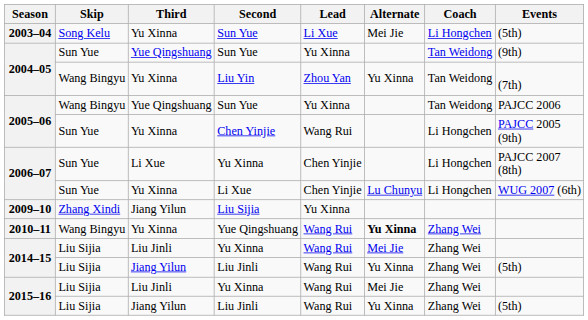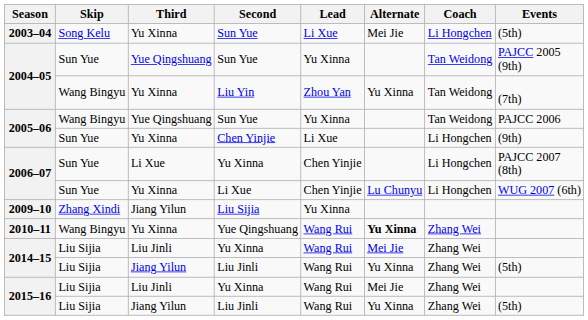(510, 52) (9th) -> (529, 59) PAJCC 2005 (9th)
(328, 131) Wang Rui -> (321, 137) Li Xue
(529, 131) PAJCC 2005 (9th) -> (510, 137) (9th)
